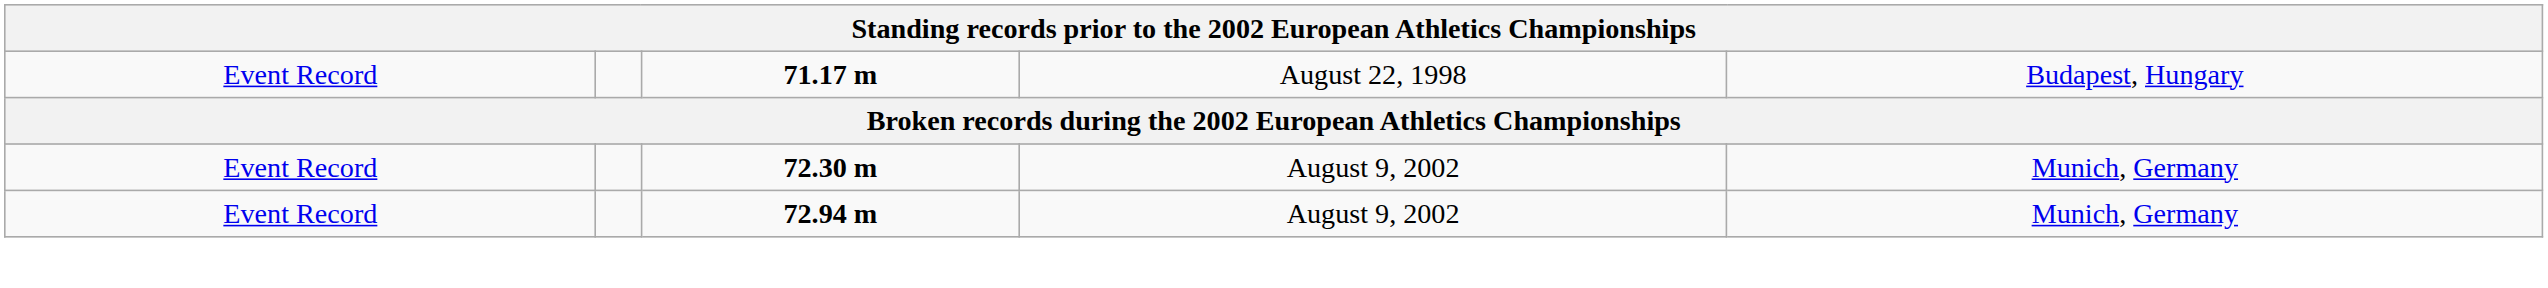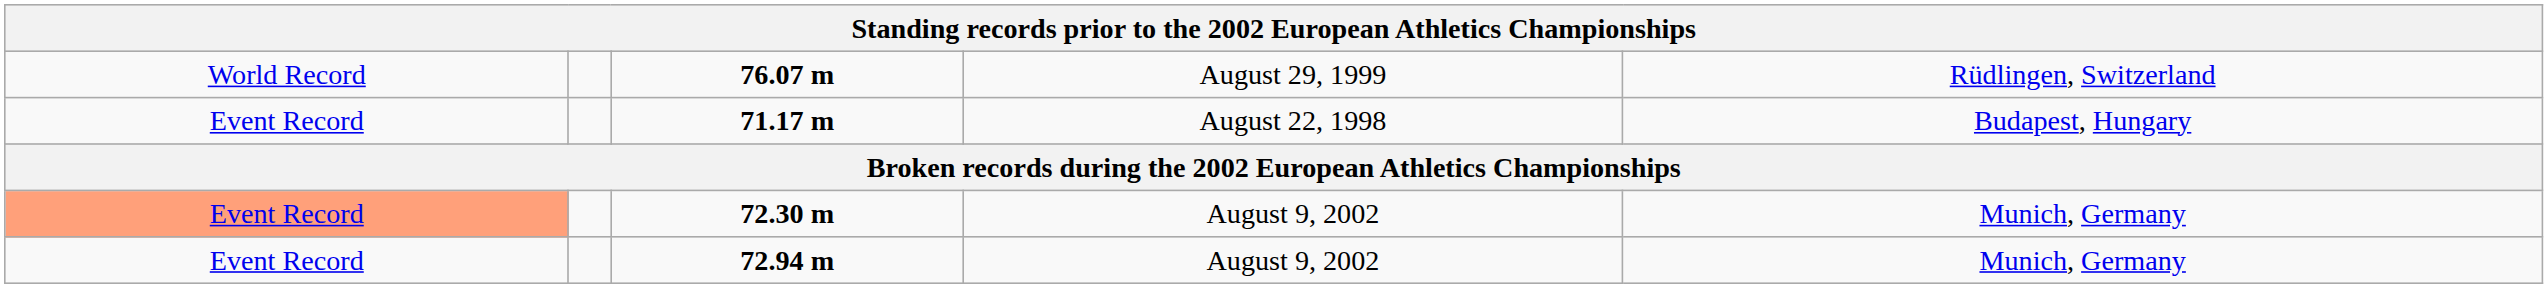+ row: (787, 73)
(300, 166) no background -> (287, 213) lightsalmon background
